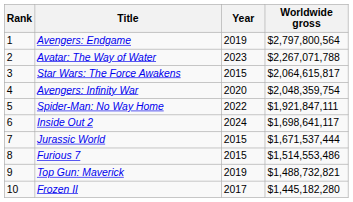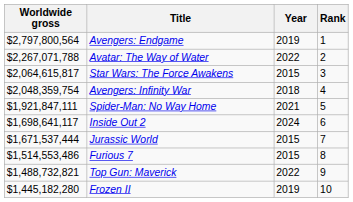columns swapped: (19, 18) <-> (307, 18)
(235, 57) 2023 -> (288, 57) 2022
(235, 90) 2020 -> (288, 90) 2018
(235, 106) 2022 -> (288, 106) 2021
(235, 172) 2019 -> (288, 172) 2022
(235, 189) 2017 -> (288, 189) 2019
